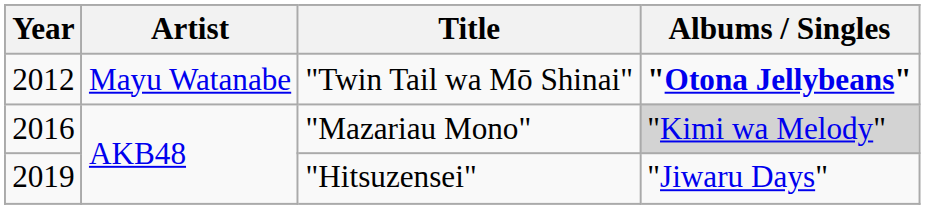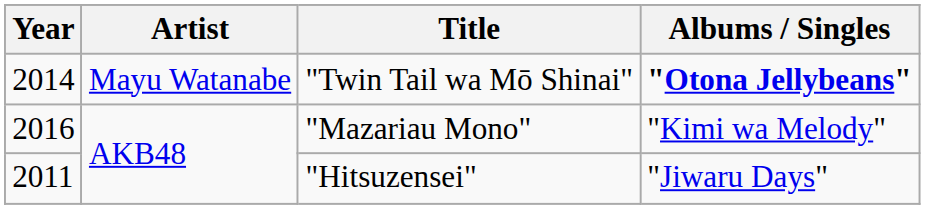(43, 78) 2012 -> (43, 78) 2014
(767, 128) lightgrey background -> (767, 128) no background
(43, 177) 2019 -> (43, 177) 2011
